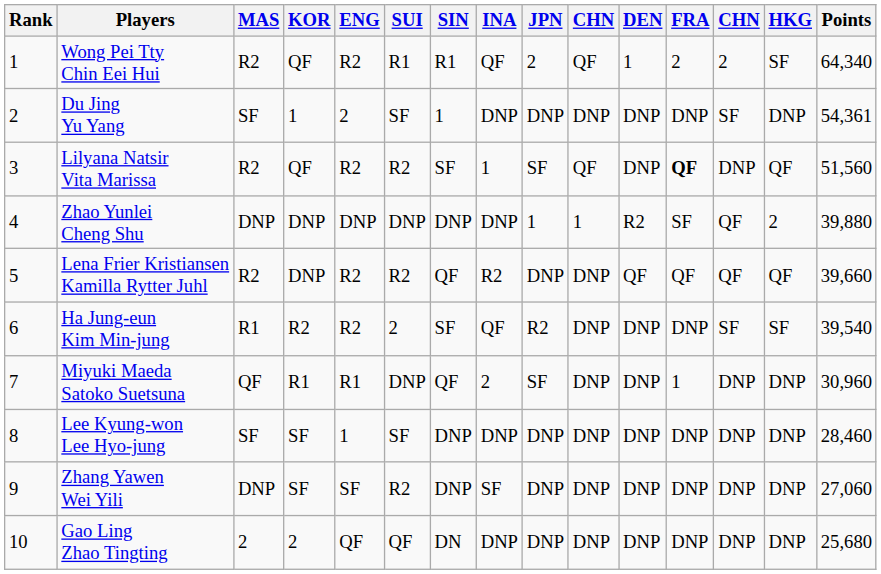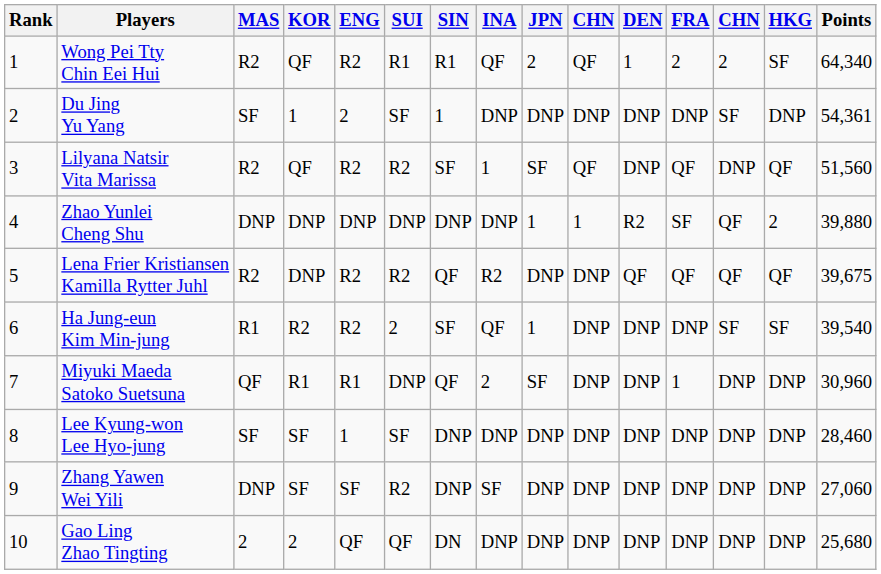(684, 169) bold -> (683, 169) normal
(846, 275) 39,660 -> (846, 275) 39,675
(538, 328) R2 -> (531, 328) 1
